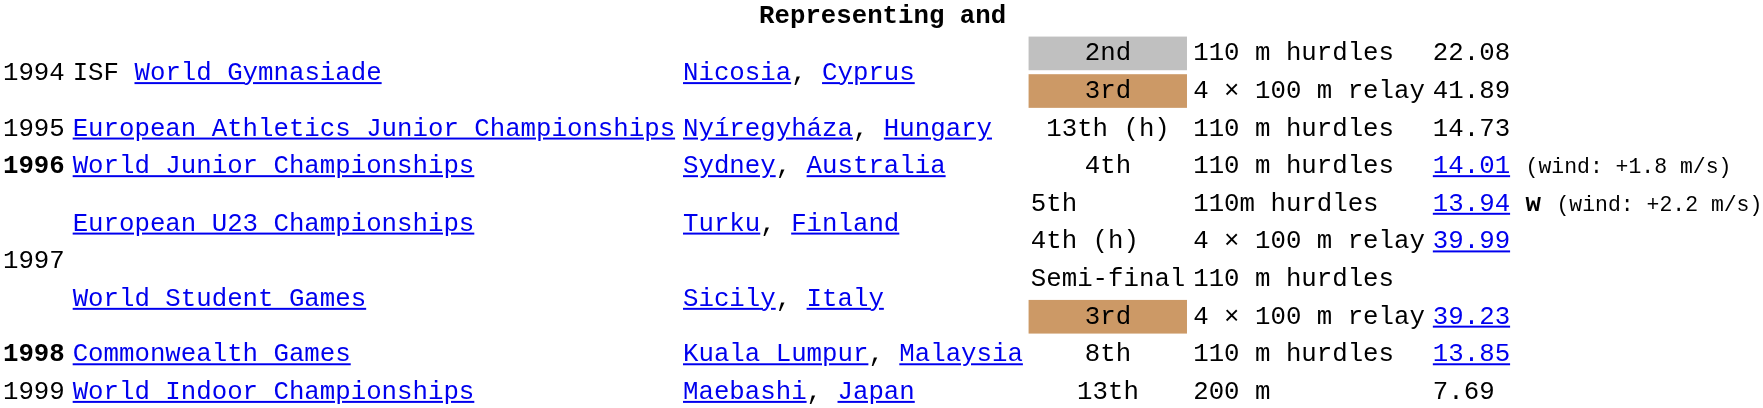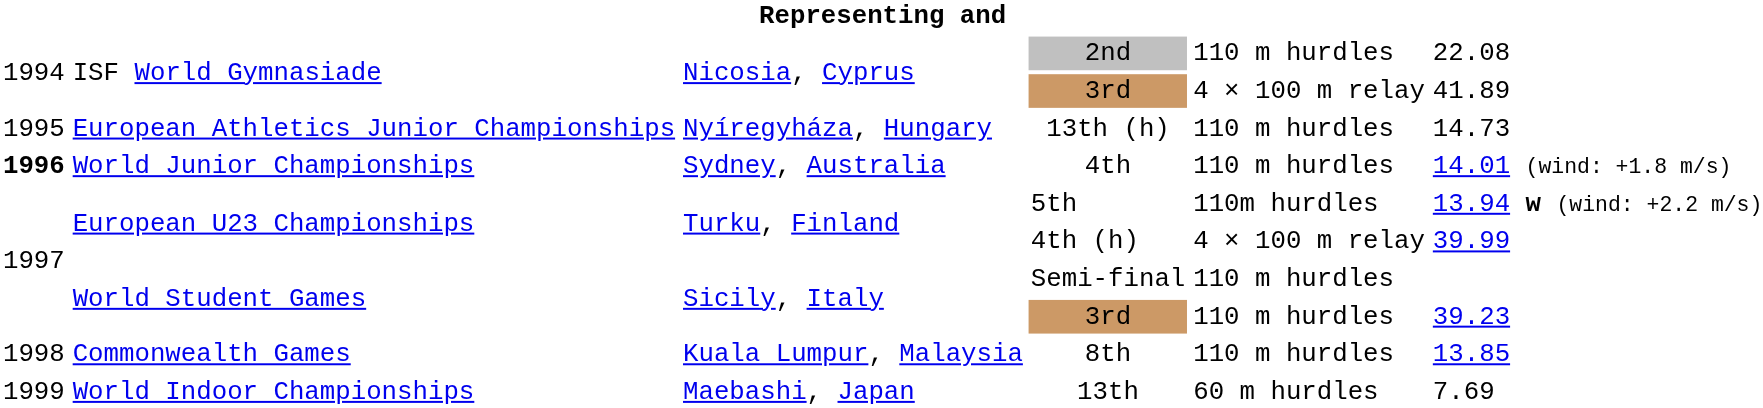(1309, 317) 4 × 100 m relay -> (1294, 317) 110 m hurdles
(34, 354) bold -> (34, 354) normal
(1232, 392) 200 m -> (1286, 392) 60 m hurdles
